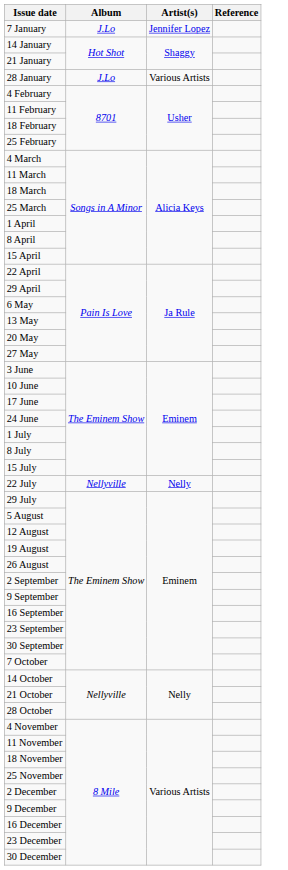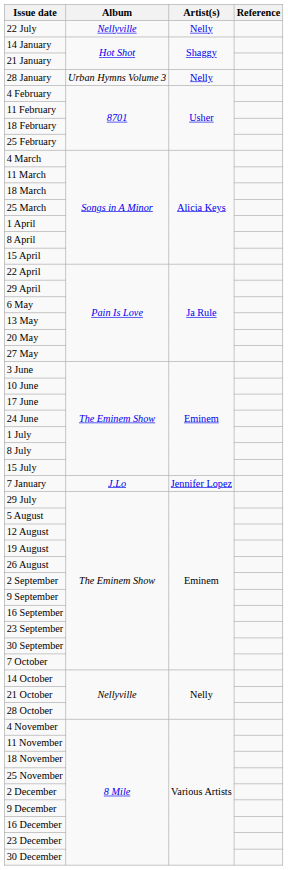rows swapped: (26, 28) <-> (22, 483)
(106, 77) J.Lo -> (117, 77) Urban Hymns Volume 3
(180, 77) Various Artists -> (201, 77) Nelly
